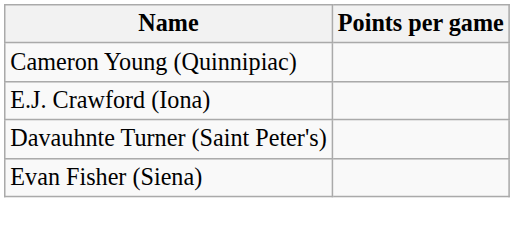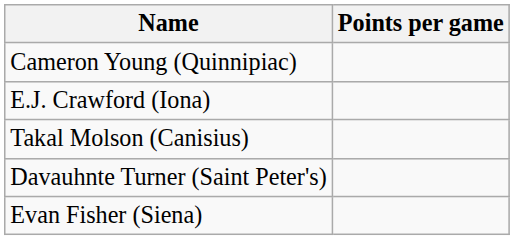+ row: (130, 138)
